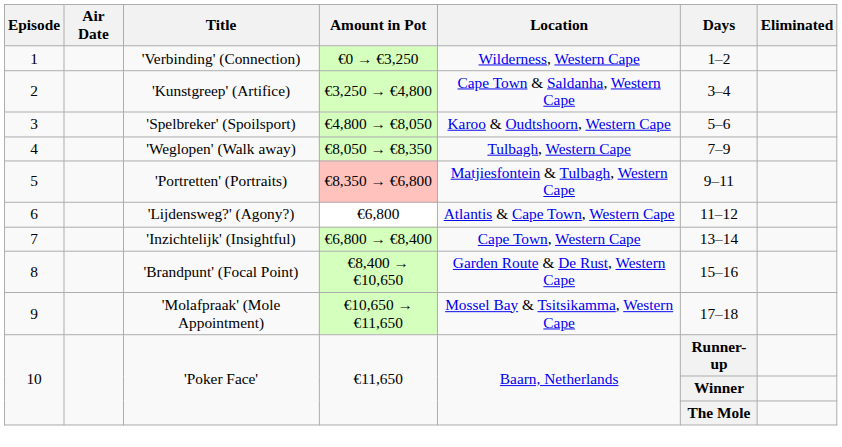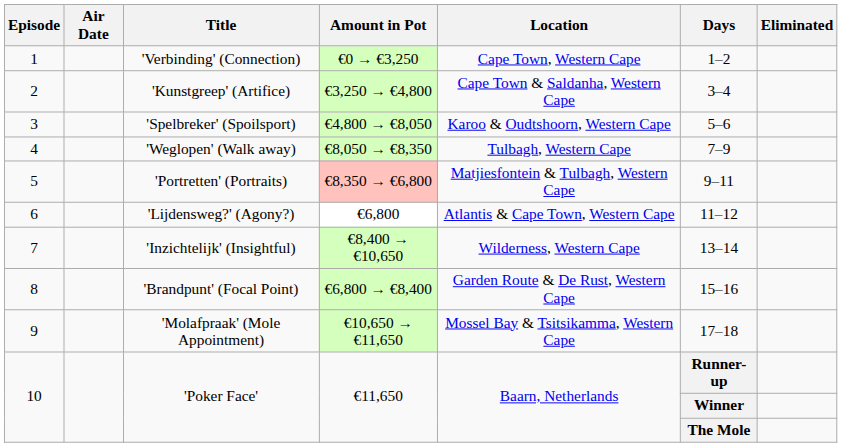(559, 58) Wilderness, Western Cape -> (559, 58) Cape Town, Western Cape
(378, 239) €6,800 → €8,400 -> (378, 247) €8,400 → €10,650
(559, 239) Cape Town, Western Cape -> (559, 247) Wilderness, Western Cape
(378, 272) €8,400 → €10,650 -> (378, 289) €6,800 → €8,400
